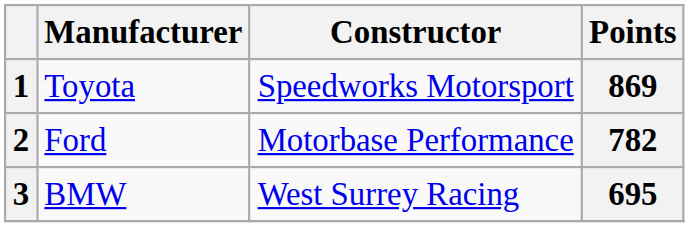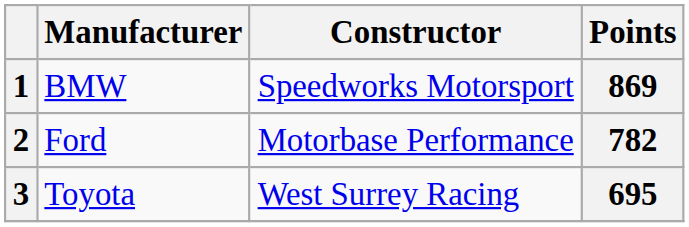(90, 85) Toyota -> (85, 85) BMW
(85, 194) BMW -> (90, 194) Toyota
